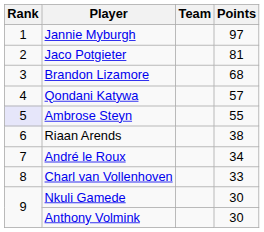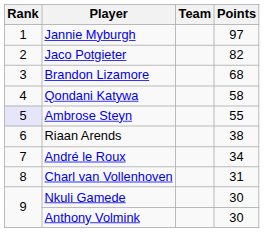(236, 55) 81 -> (236, 55) 82
(236, 95) 57 -> (236, 95) 58
(236, 177) 33 -> (236, 177) 31
